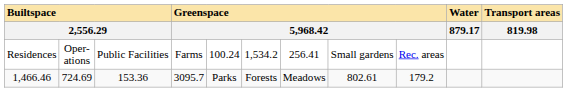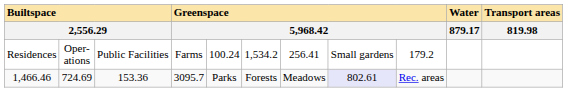(421, 54) Rec. areas -> (421, 54) 179.2
(362, 78) no background -> (362, 78) lavender background
(421, 78) 179.2 -> (421, 78) Rec. areas
